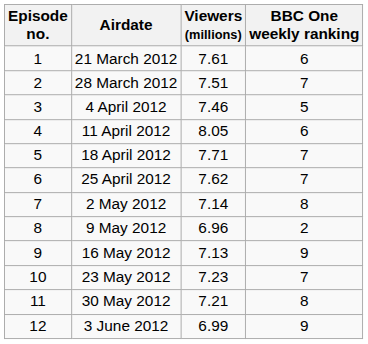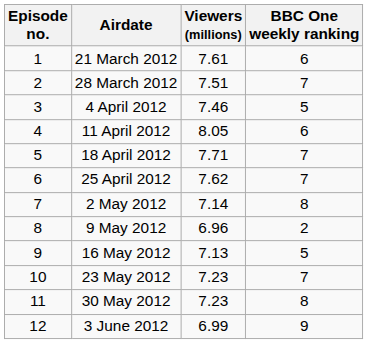(304, 253) 9 -> (304, 253) 5
(213, 301) 7.21 -> (213, 301) 7.23
